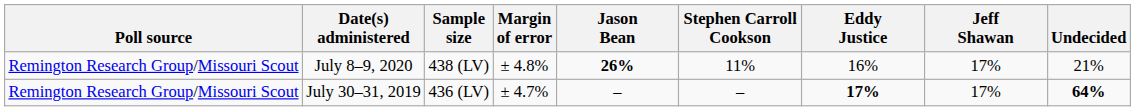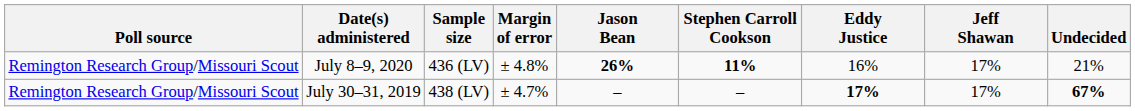(459, 65) 438 (LV) -> (459, 65) 436 (LV)
(740, 65) normal -> (740, 65) bold
(459, 92) 436 (LV) -> (459, 92) 438 (LV)
(1089, 92) 64% -> (1089, 92) 67%
